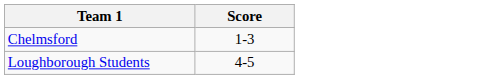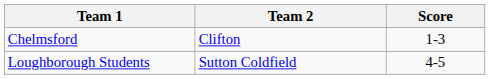+ column: (291, 16)
